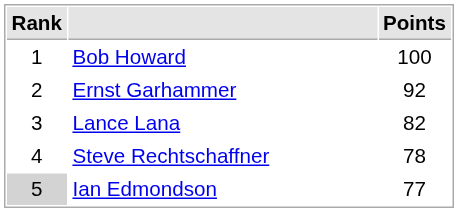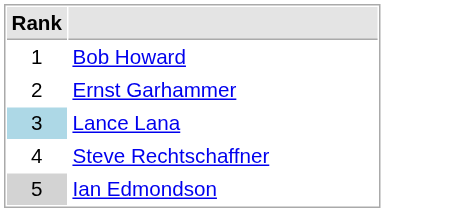- column: (414, 23)
(37, 123) no background -> (37, 123) lightblue background
